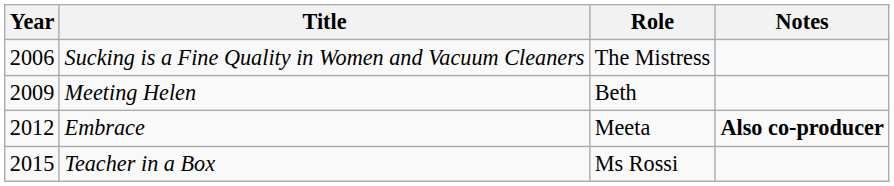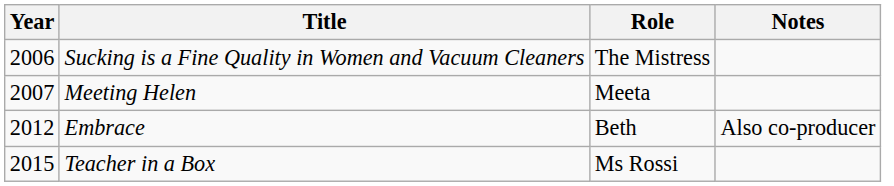(32, 92) 2009 -> (32, 92) 2007
(616, 92) Beth -> (622, 92) Meeta
(622, 127) Meeta -> (616, 127) Beth
(802, 127) bold -> (798, 127) normal
